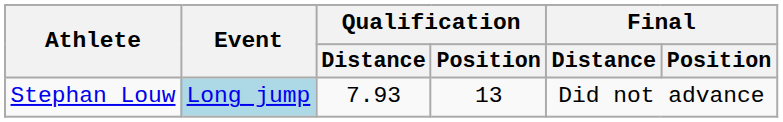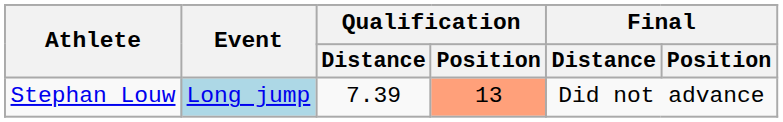(373, 97) 7.93 -> (373, 97) 7.39
(489, 97) no background -> (489, 97) lightsalmon background
